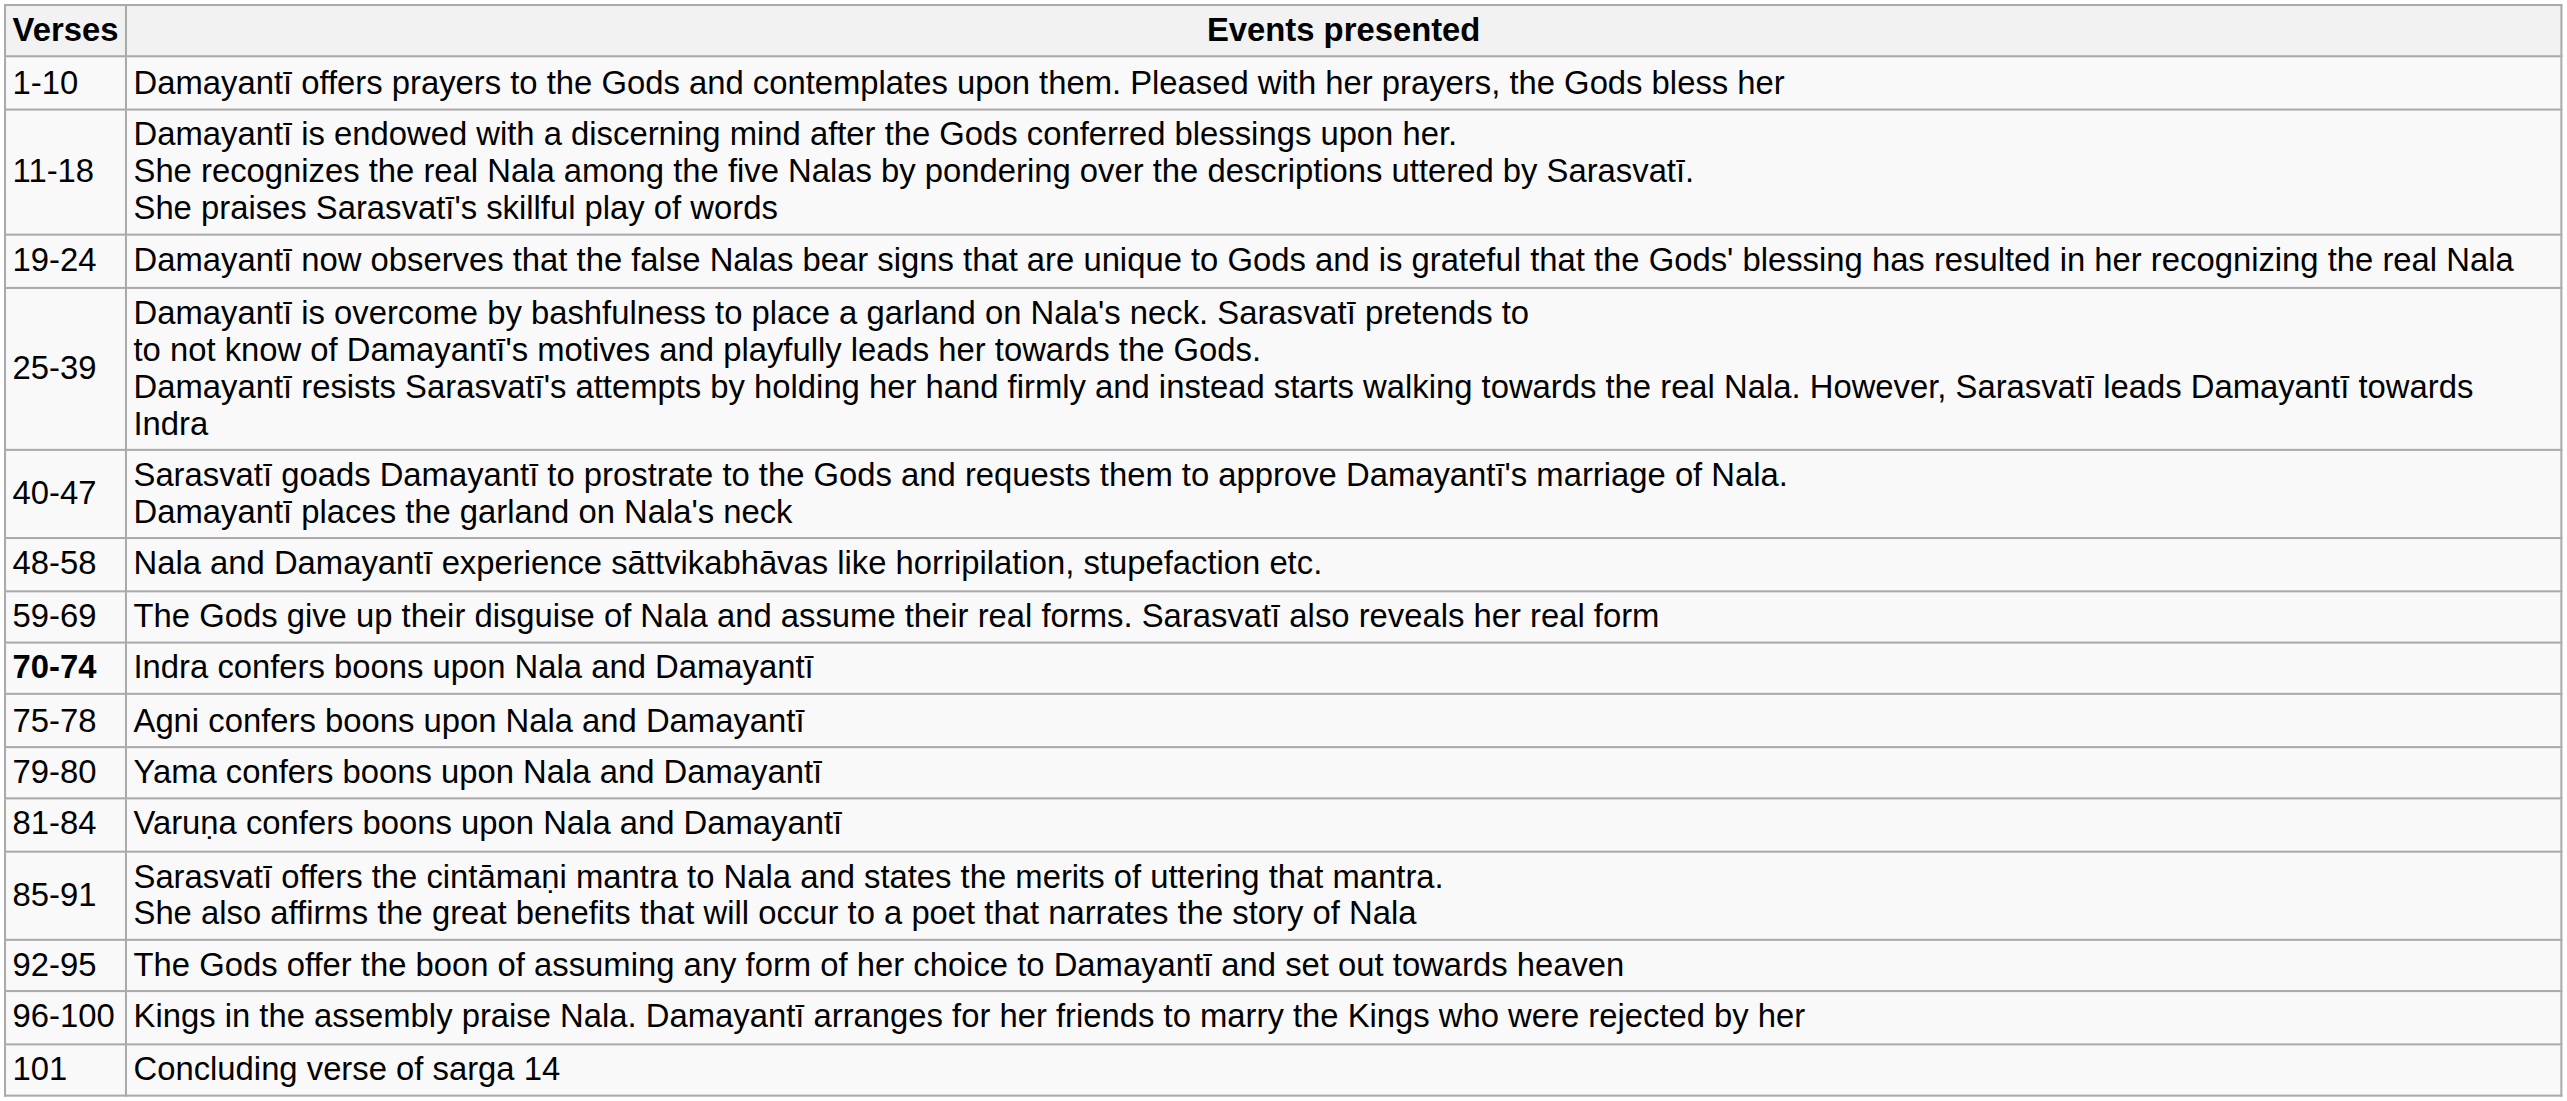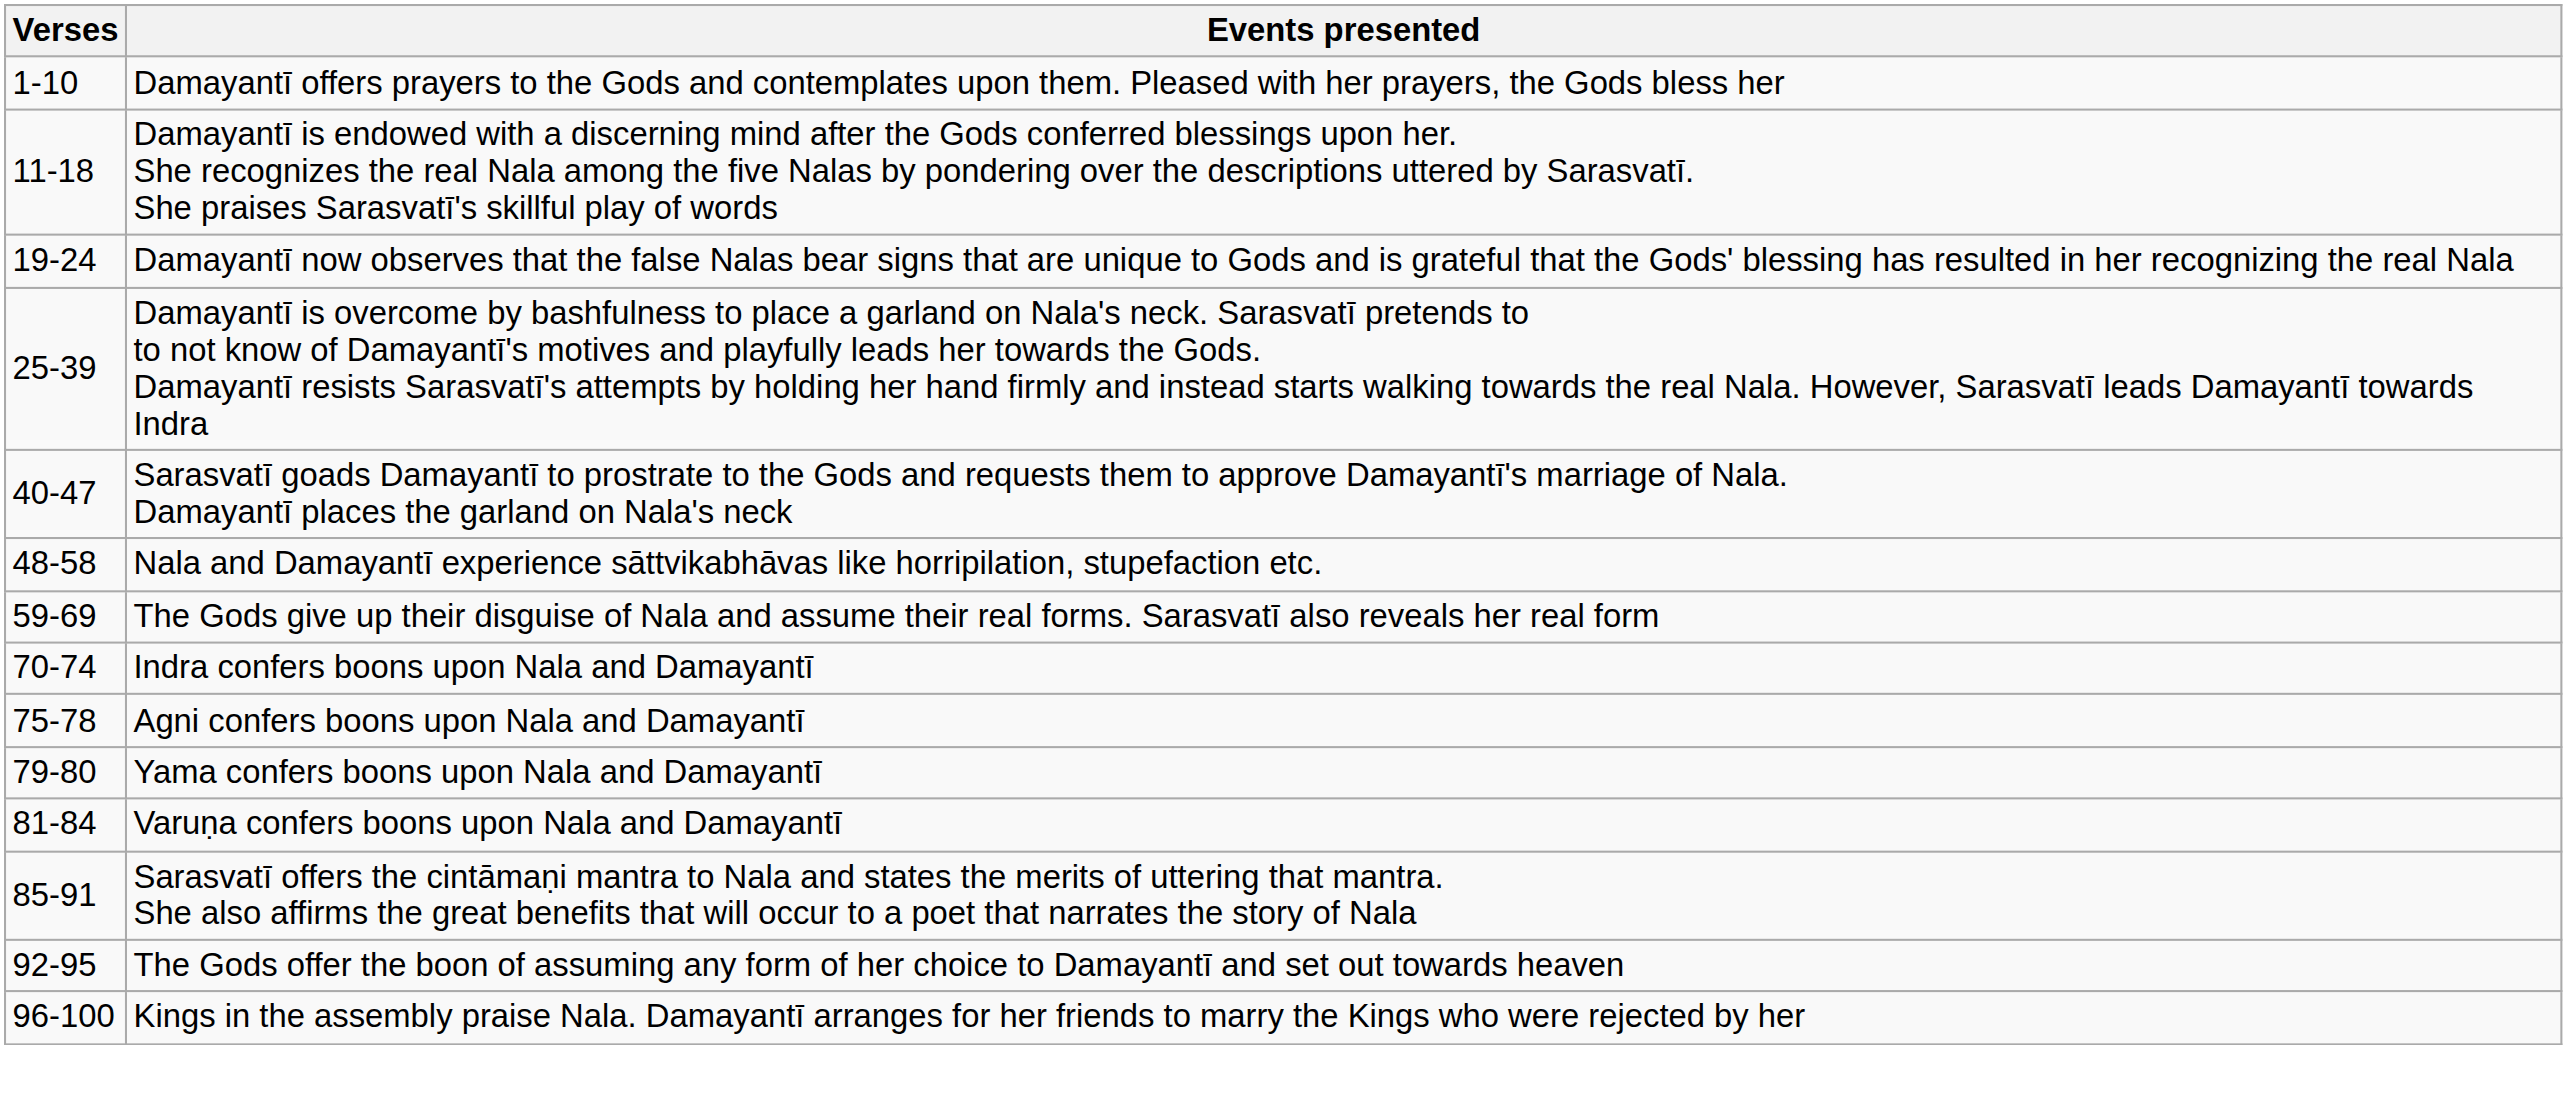(55, 668) bold -> (55, 668) normal
- row: (347, 1069)
